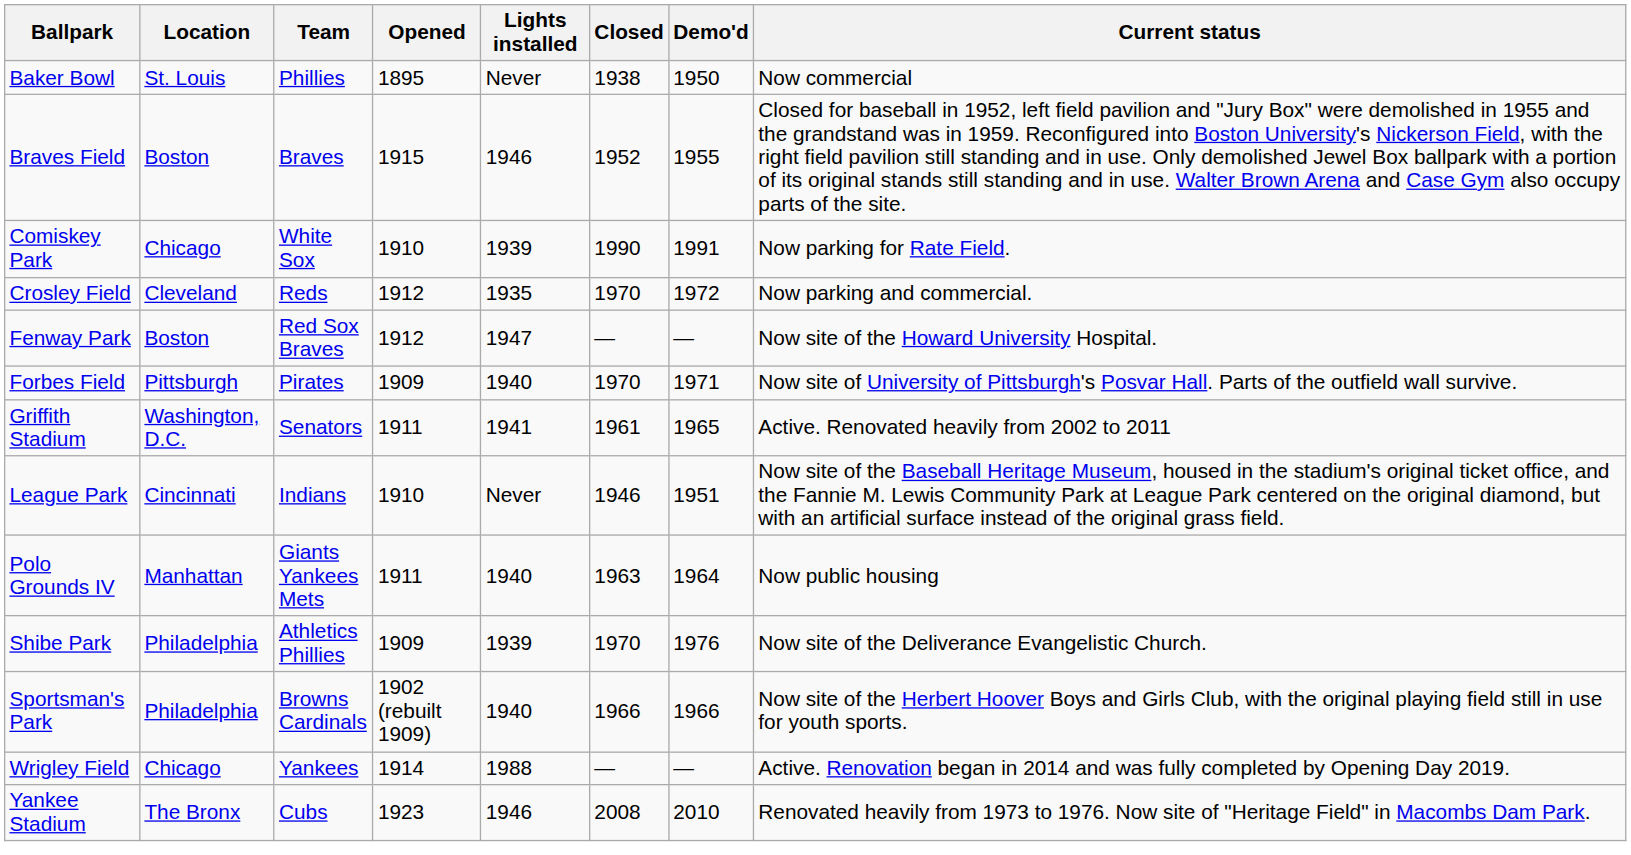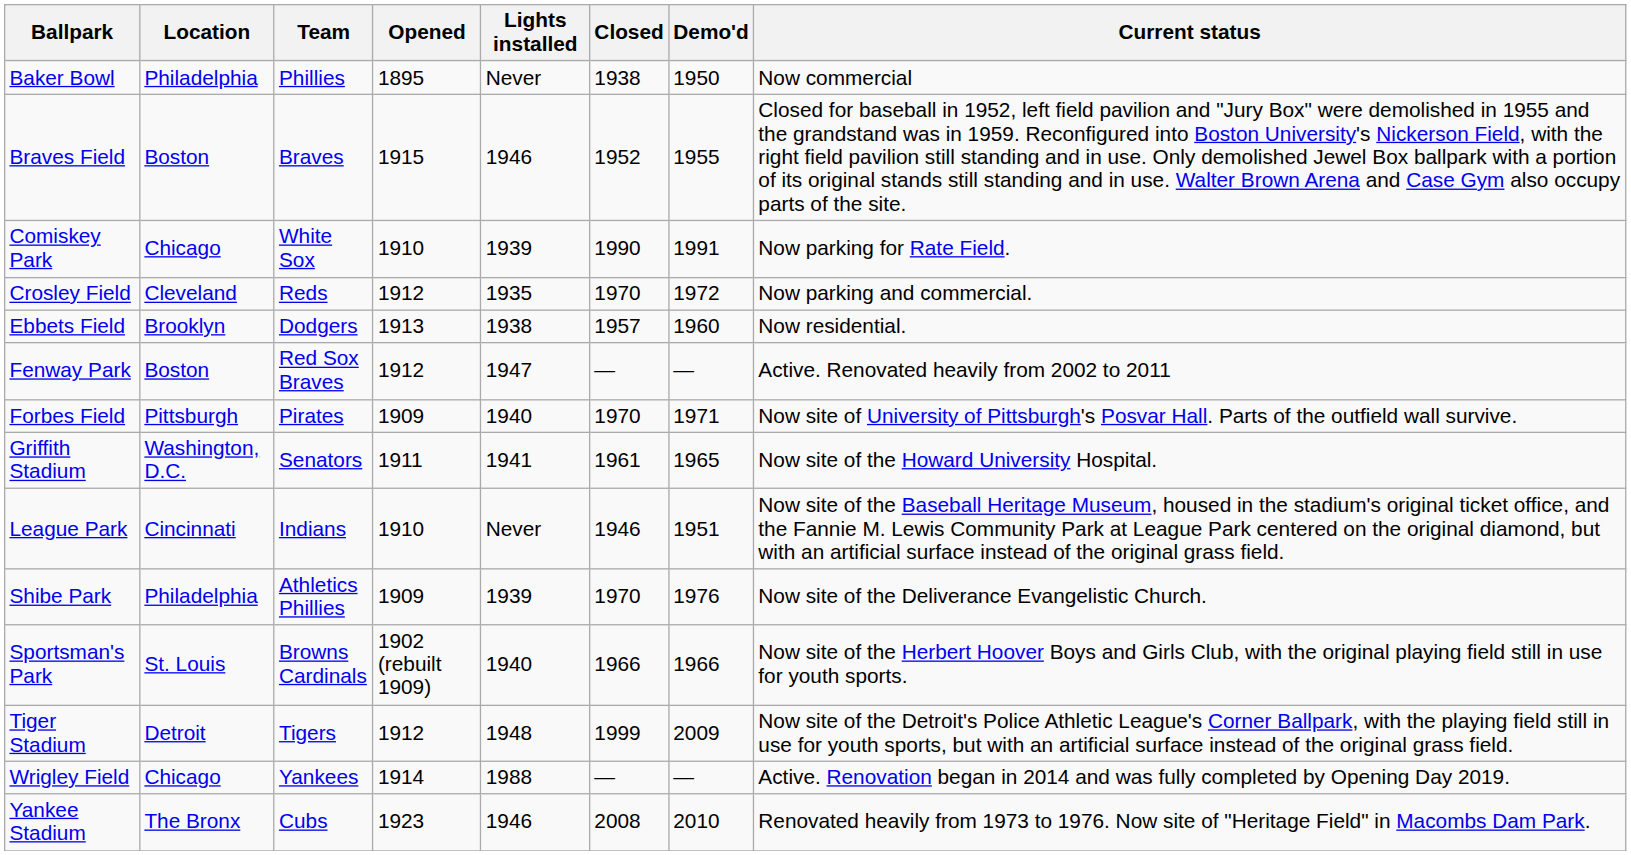(185, 77) St. Louis -> (201, 77) Philadelphia
+ row: (67, 326)
(958, 338) Now site of the Howard University Hospital. -> (965, 371) Active. Renovated heavily from 2002 to 2011
(965, 427) Active. Renovated heavily from 2002 to 2011 -> (958, 460) Now site of the Howard University Hospital.
- row: (62, 575)
(201, 711) Philadelphia -> (185, 664) St. Louis
+ row: (48, 732)
